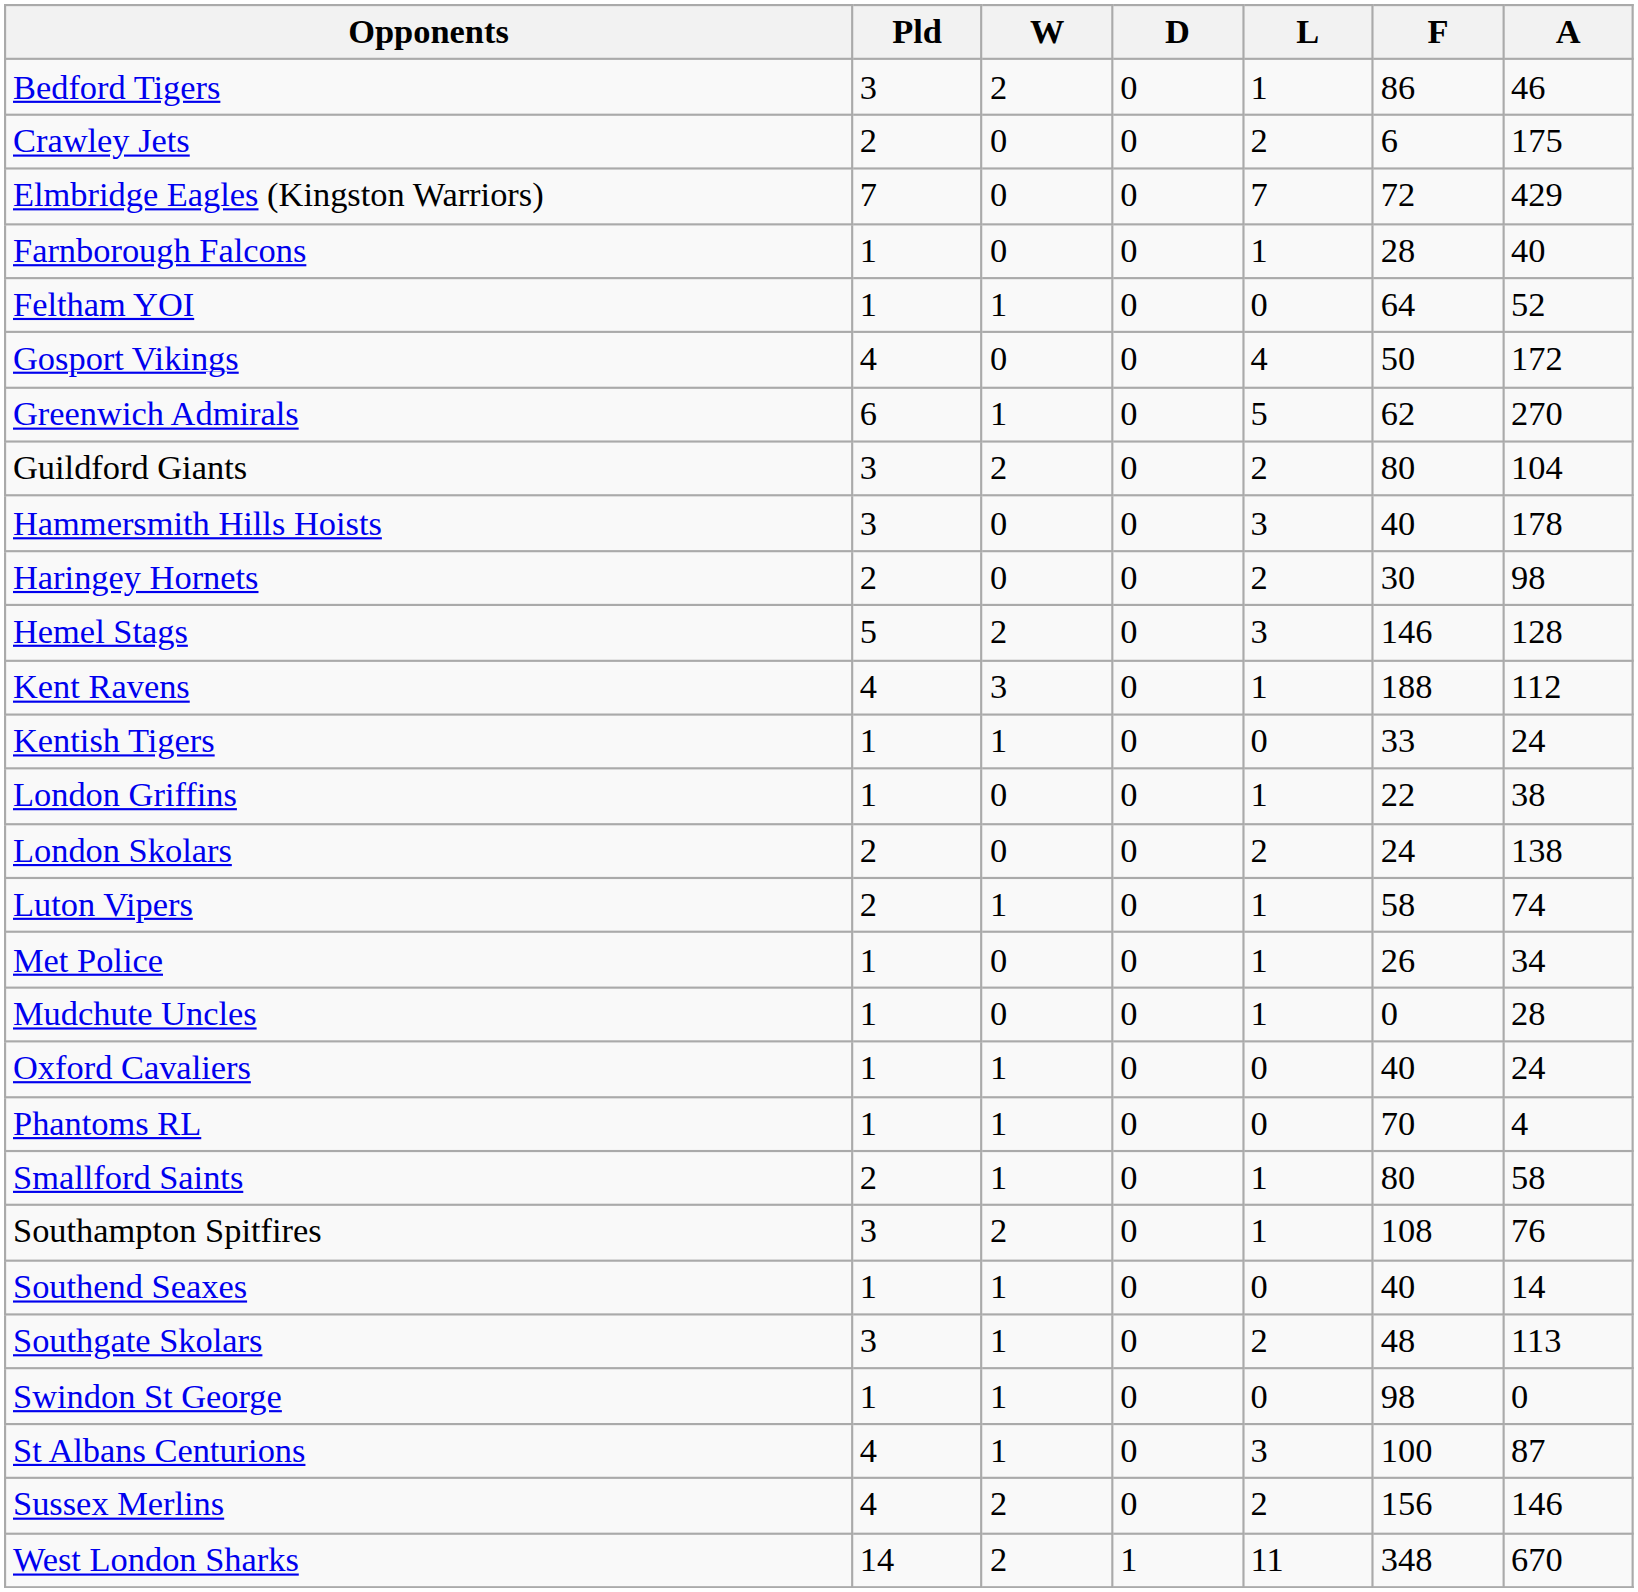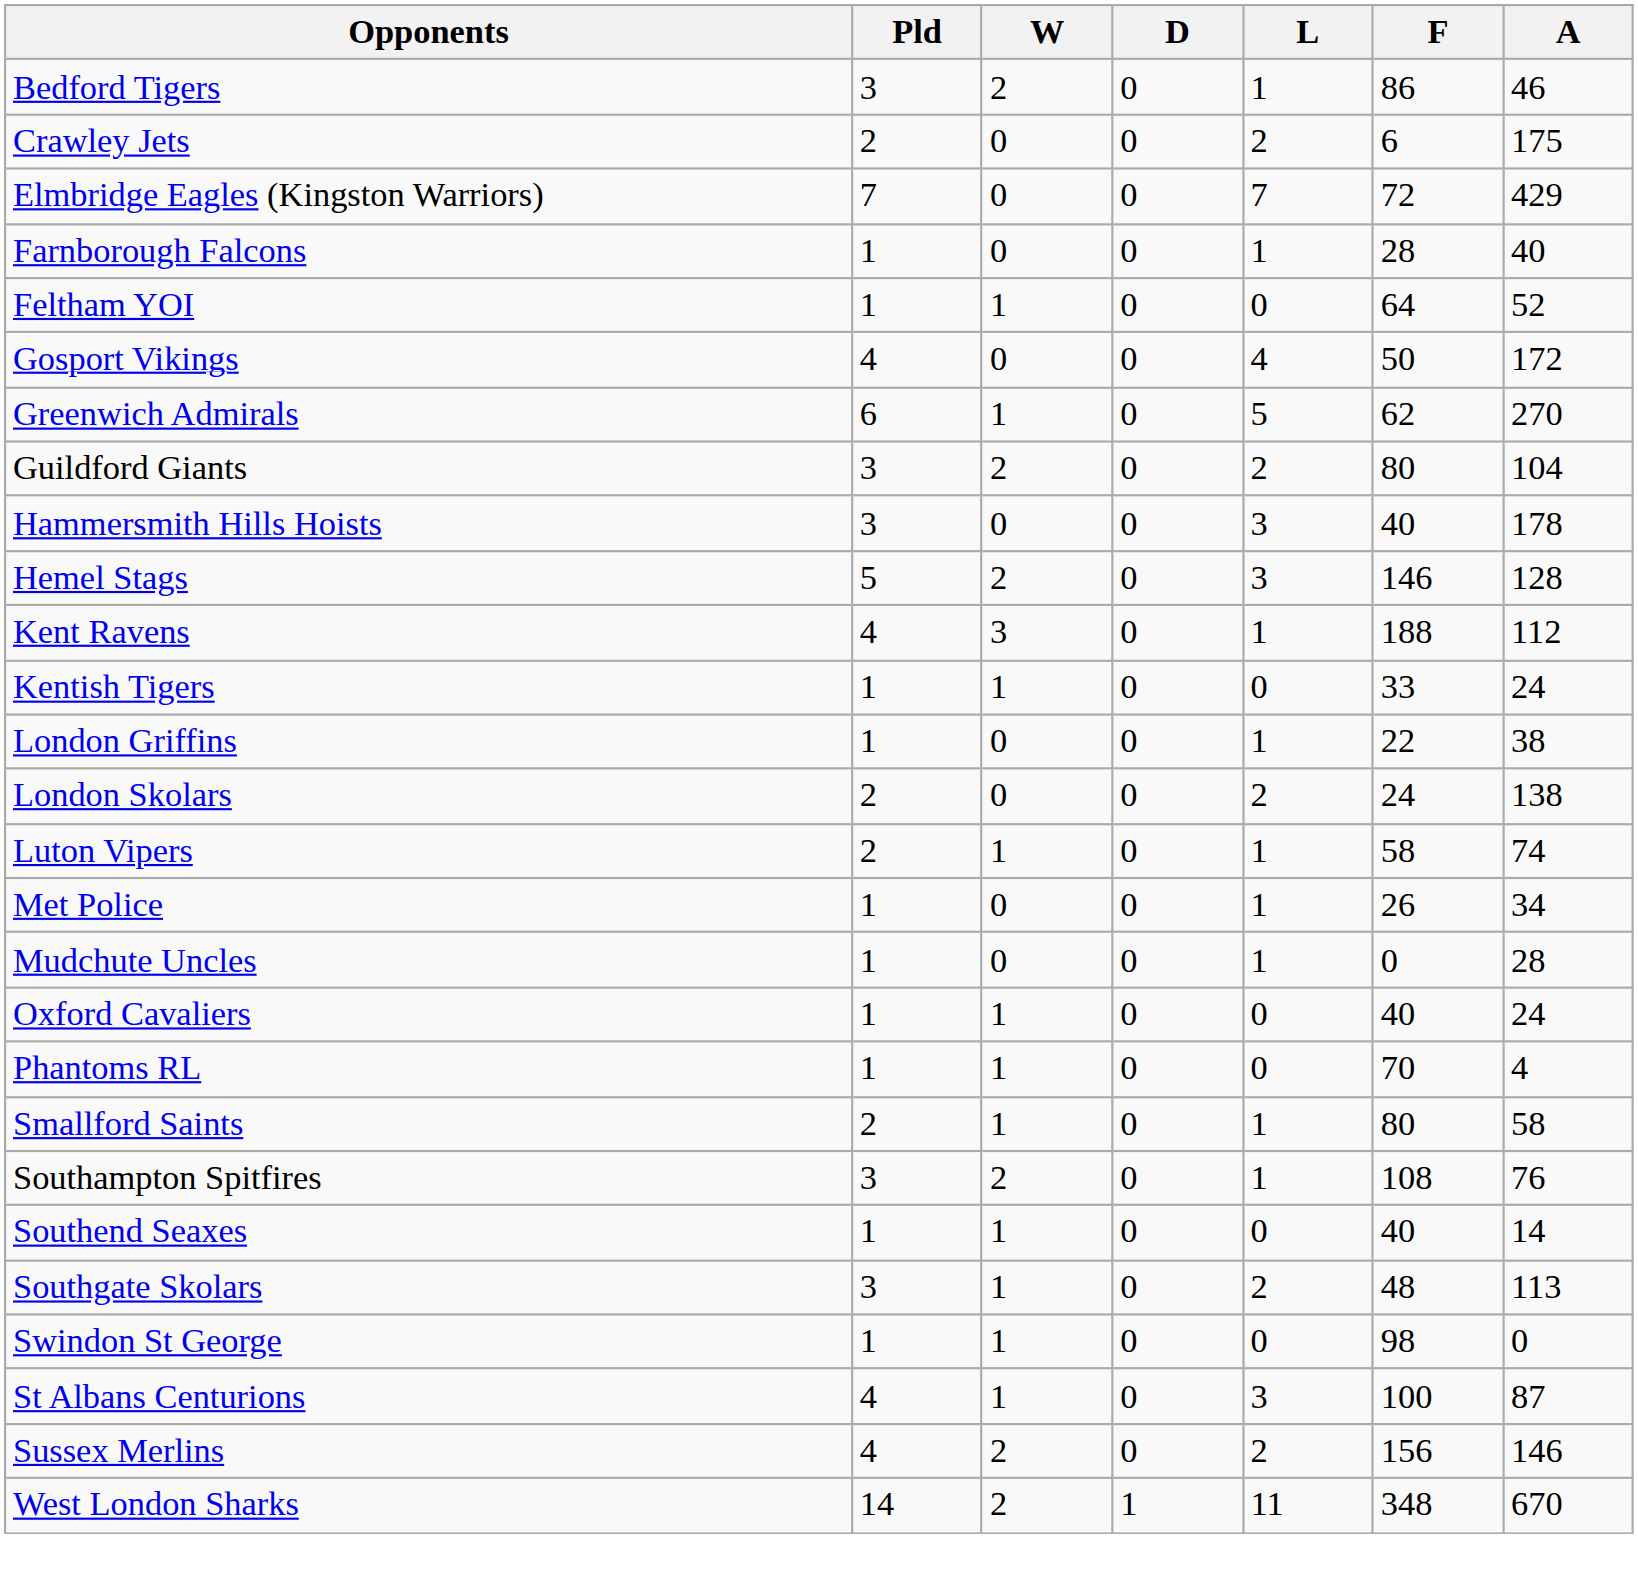- row: (136, 577)
